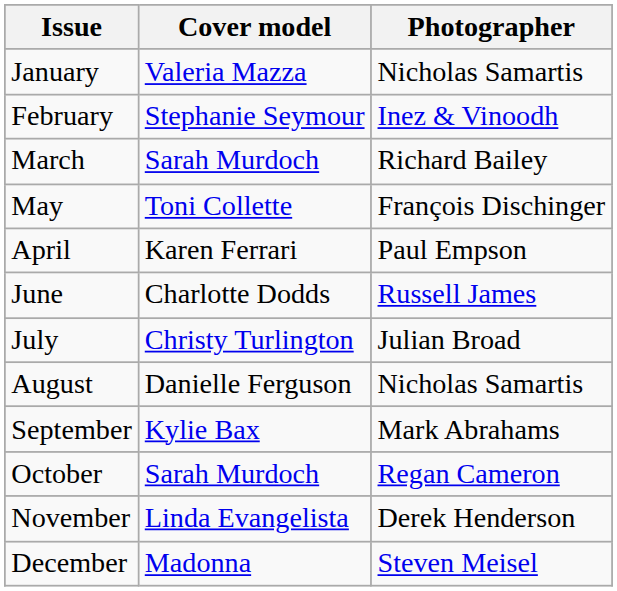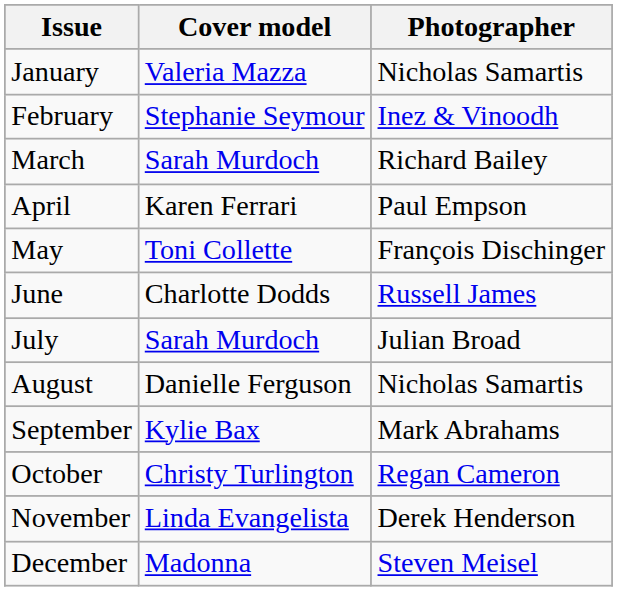rows swapped: (41, 250) <-> (37, 205)
(249, 339) Christy Turlington -> (232, 339) Sarah Murdoch
(232, 473) Sarah Murdoch -> (249, 473) Christy Turlington
